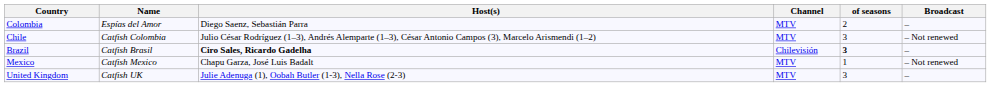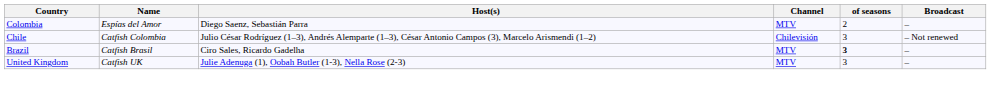(786, 36) MTV -> (797, 36) Chilevisión
(256, 49) bold -> (252, 49) normal
(797, 49) Chilevisión -> (786, 49) MTV
- row: (20, 62)
